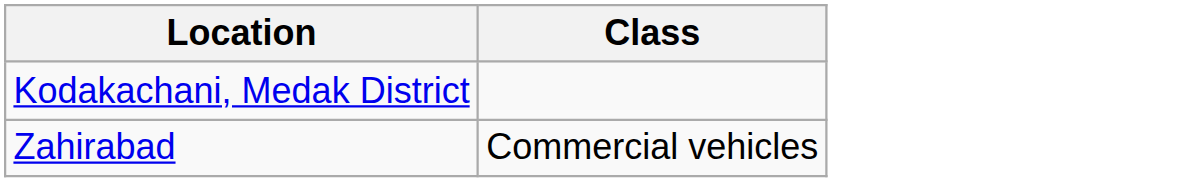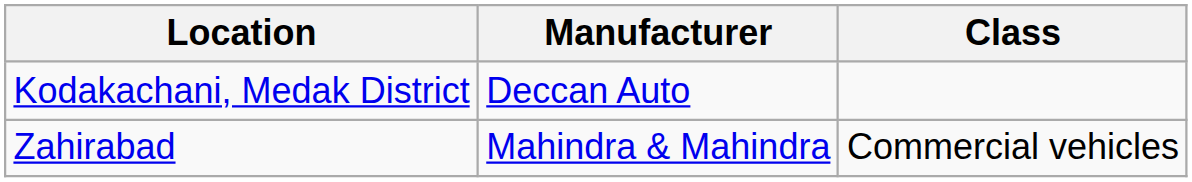+ column: (658, 33)
